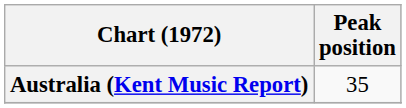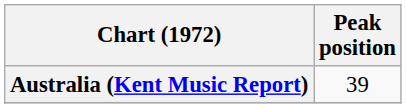(357, 84) 35 -> (357, 84) 39
